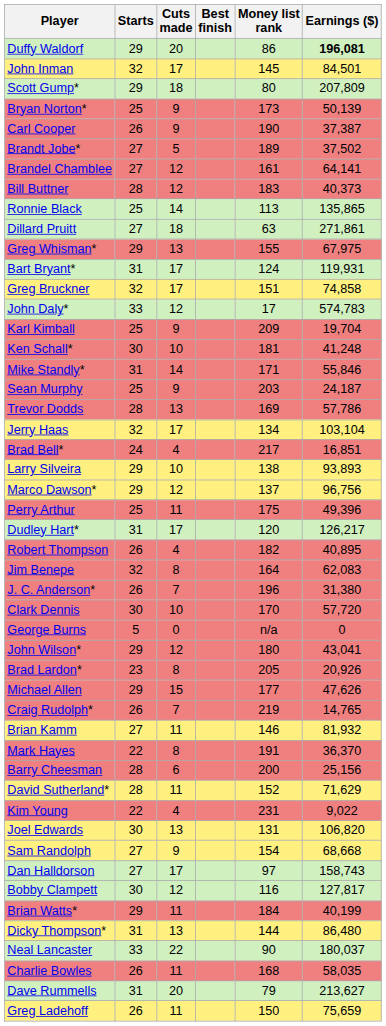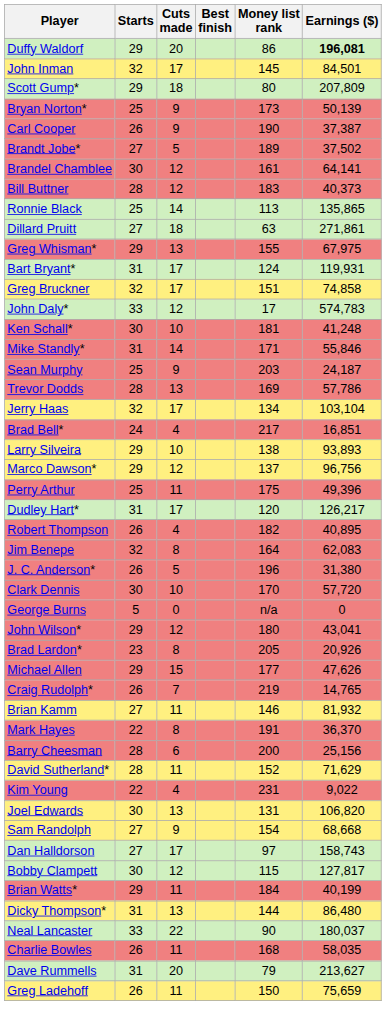(136, 169) 27 -> (136, 169) 30
- row: (41, 329)
(176, 590) 7 -> (176, 569) 5
(269, 890) 116 -> (269, 870) 115
